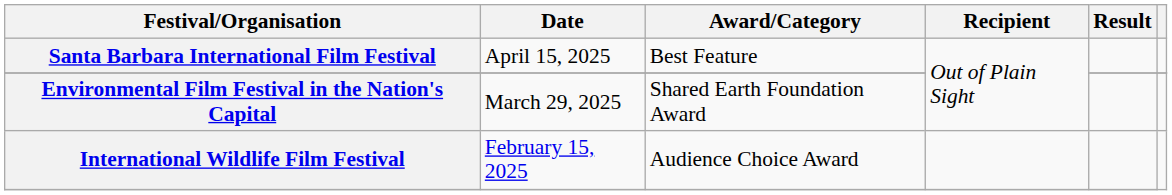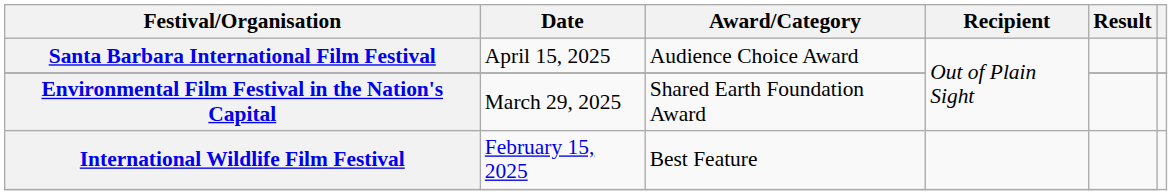(704, 55) Best Feature -> (754, 55) Audience Choice Award
(754, 159) Audience Choice Award -> (704, 159) Best Feature
